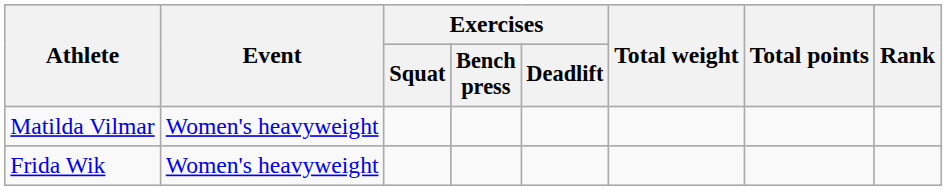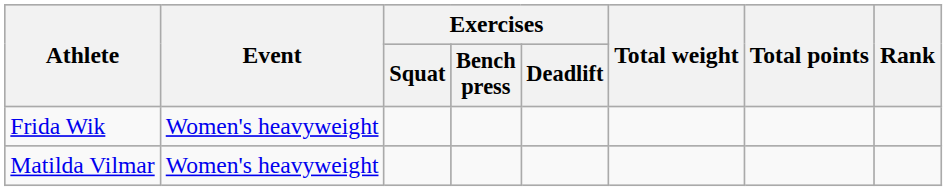rows swapped: (83, 126) <-> (58, 165)
